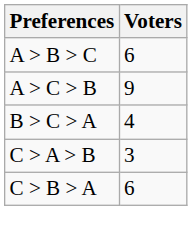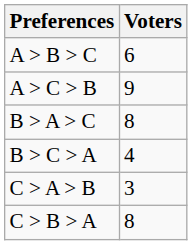+ row: (53, 121)
(129, 188) 6 -> (129, 222) 8
